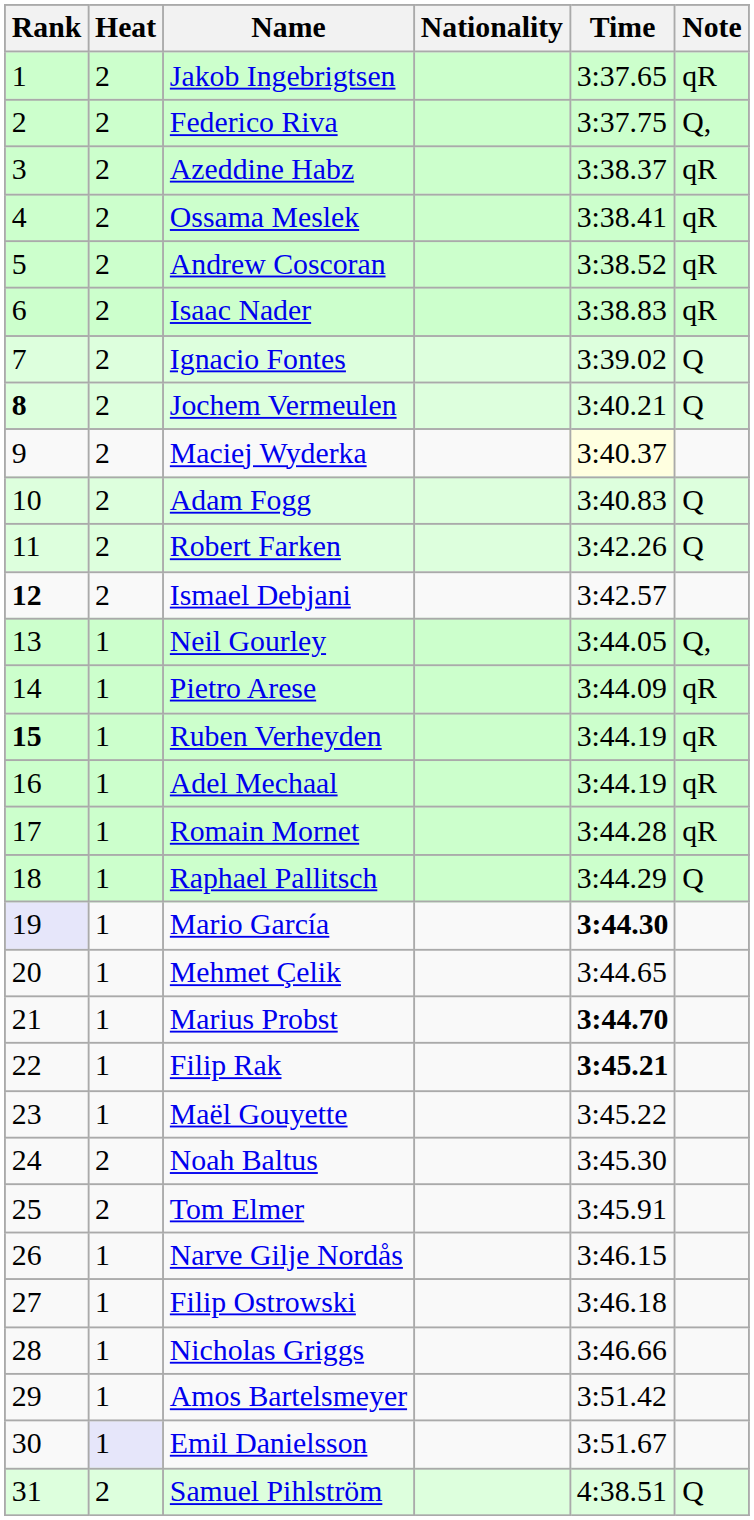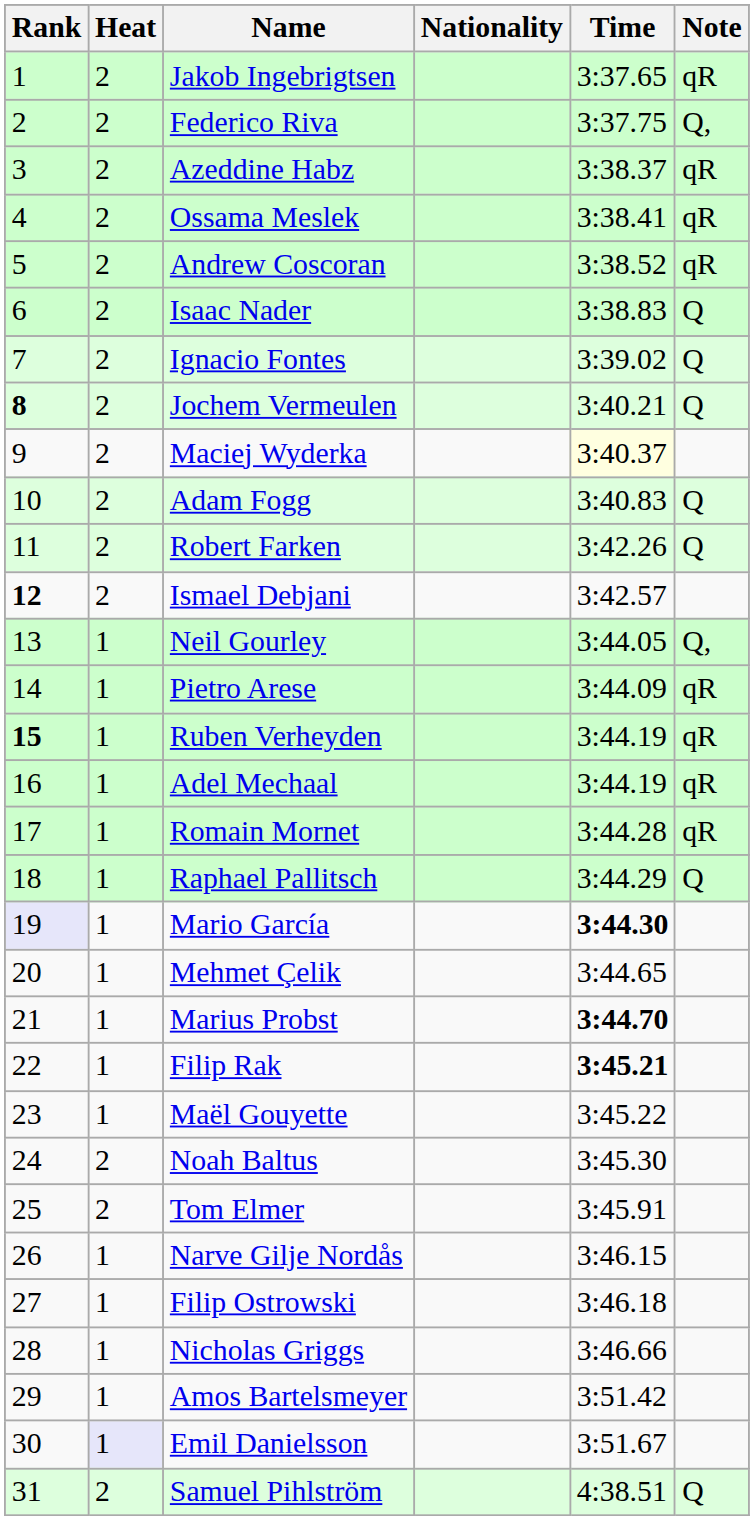(700, 311) qR -> (693, 311) Q
